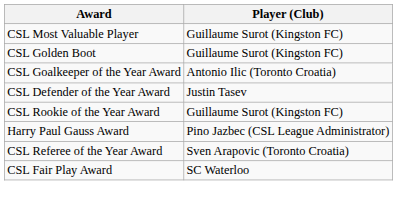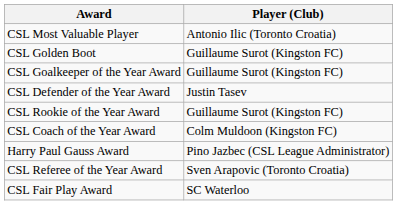(265, 33) Guillaume Surot (Kingston FC) -> (261, 33) Antonio Ilic (Toronto Croatia)
(261, 72) Antonio Ilic (Toronto Croatia) -> (265, 72) Guillaume Surot (Kingston FC)
+ row: (81, 131)
